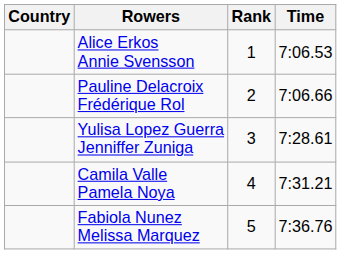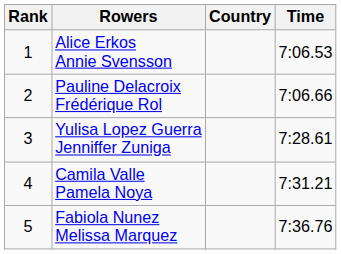columns swapped: (251, 17) <-> (39, 17)
